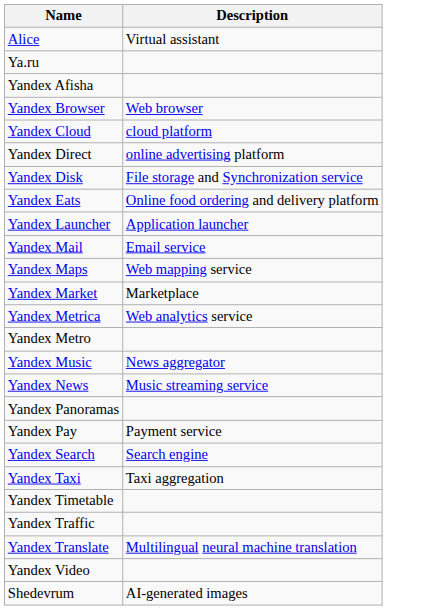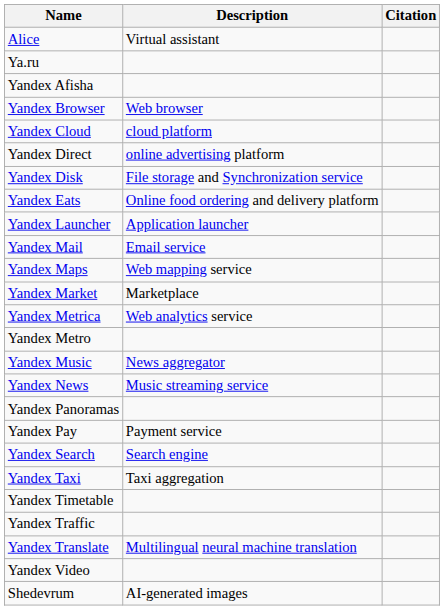+ column: (411, 16)
